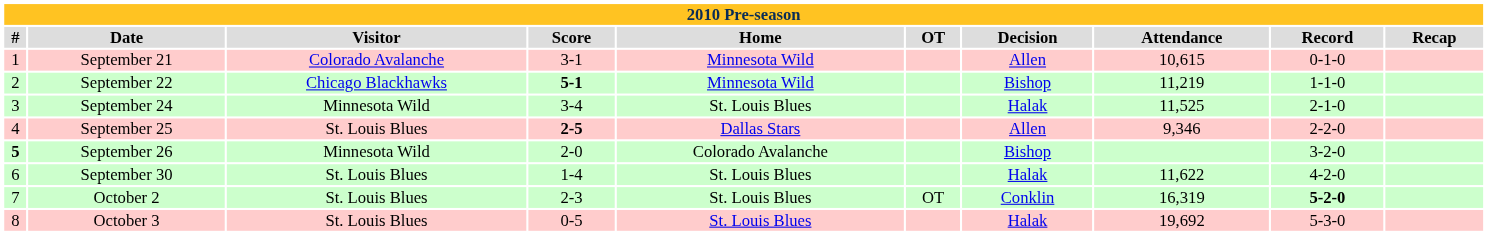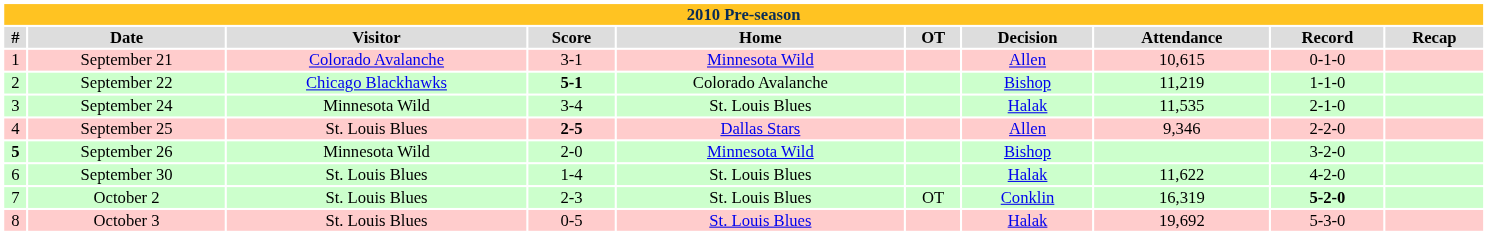(760, 83) Minnesota Wild -> (760, 83) Colorado Avalanche
(1182, 105) 11,525 -> (1182, 105) 11,535
(760, 151) Colorado Avalanche -> (760, 151) Minnesota Wild
